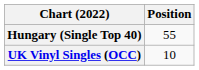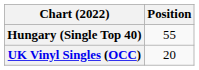(169, 55) 10 -> (169, 55) 20
